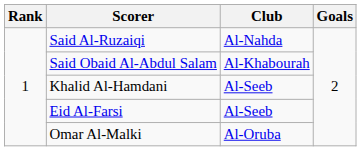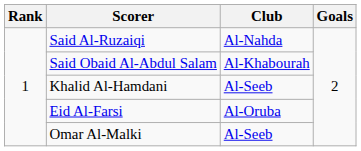(248, 110) Al-Seeb -> (252, 110) Al-Oruba
(252, 134) Al-Oruba -> (248, 134) Al-Seeb
